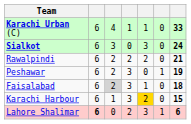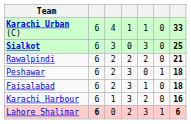(178, 46) 24 -> (178, 46) 25
(178, 73) 19 -> (178, 73) 18
(113, 86) lightgrey background -> (113, 86) no background
(146, 99) gold background -> (146, 99) no background
(178, 99) 15 -> (178, 99) 16
